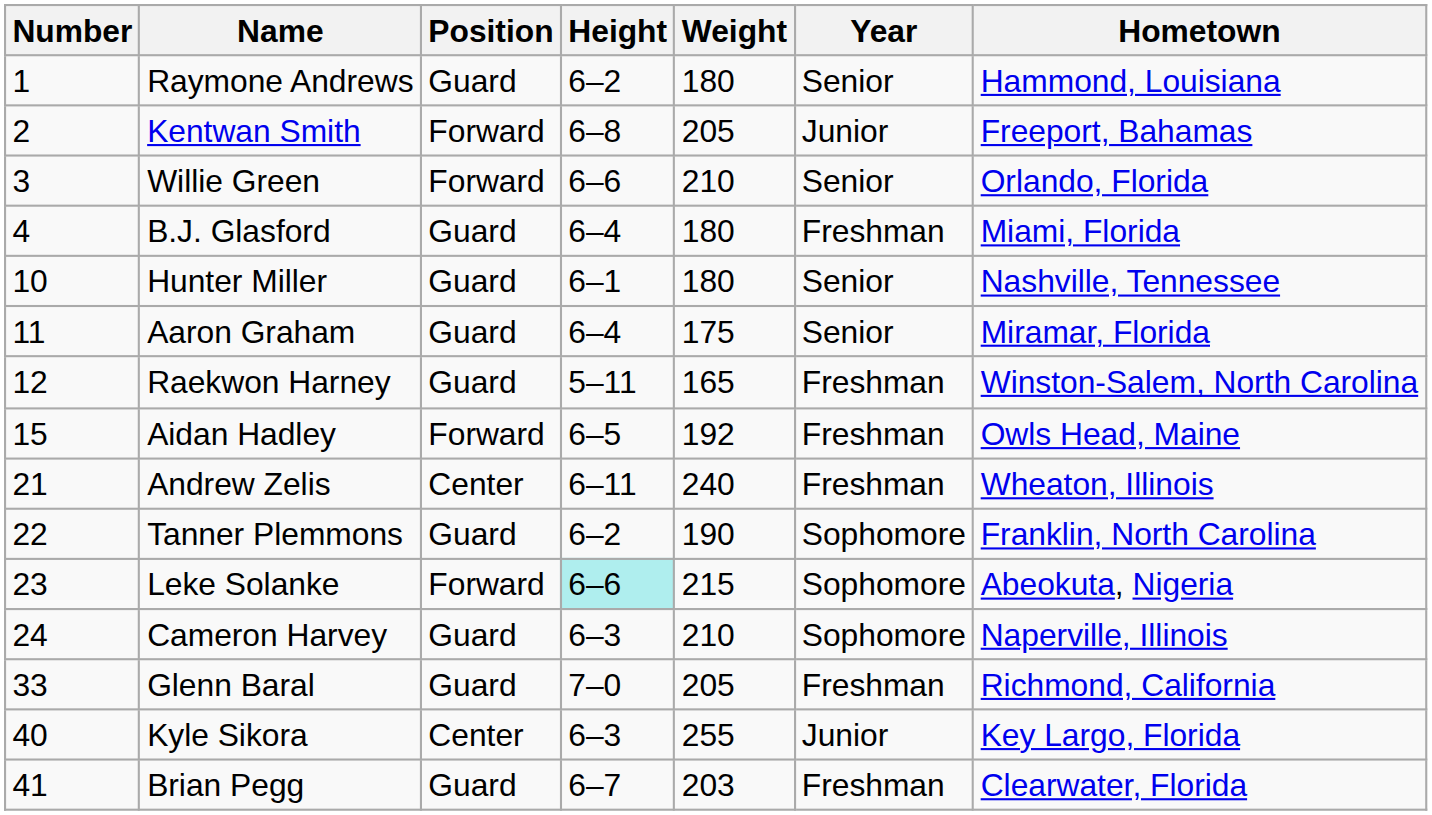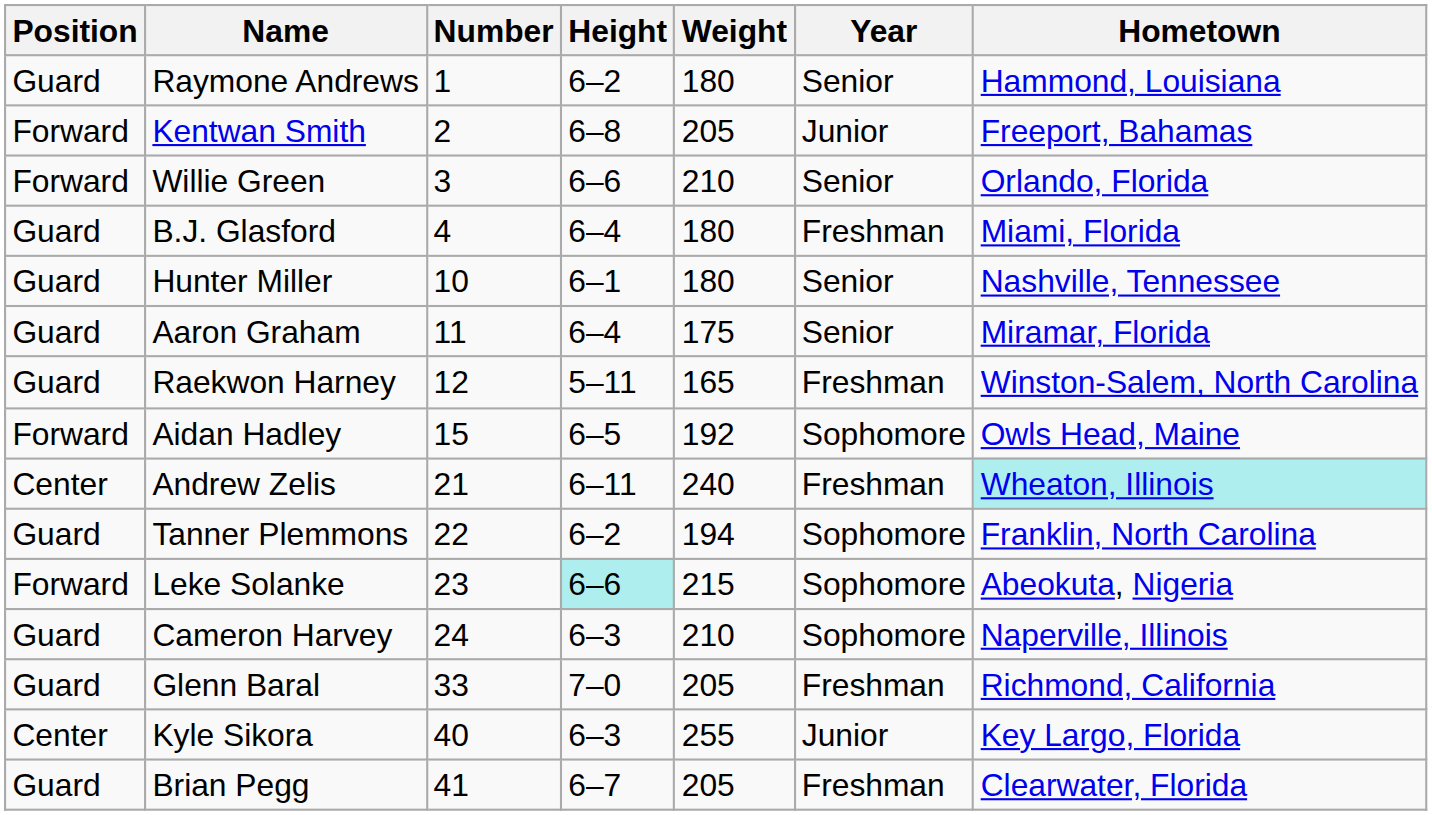columns swapped: (72, 30) <-> (491, 30)
(873, 433) Freshman -> (884, 433) Sophomore
(1097, 483) no background -> (1097, 483) paleturquoise background
(708, 533) 190 -> (708, 533) 194
(708, 785) 203 -> (708, 785) 205
